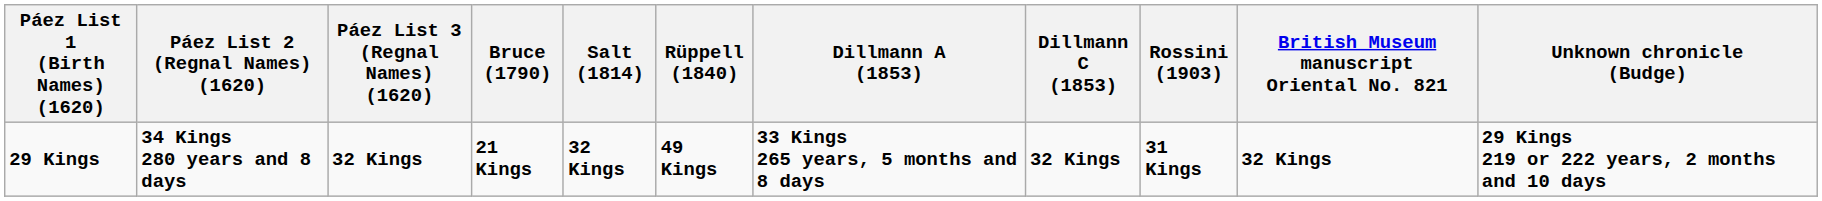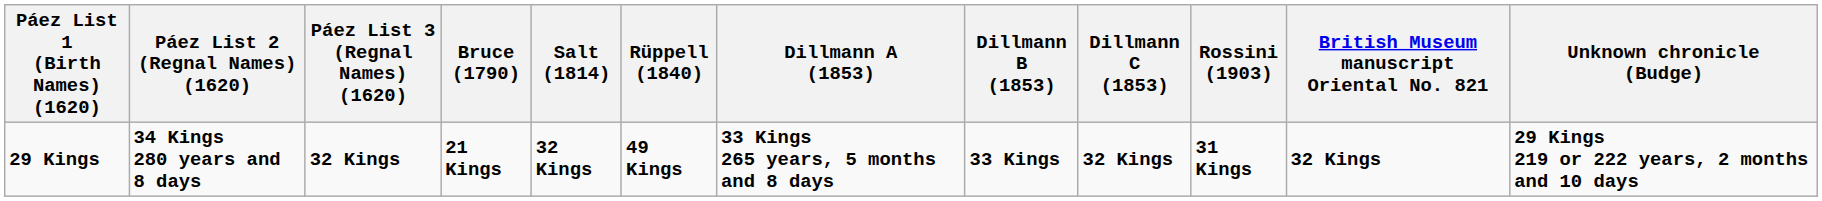+ column: (1022, 64)
